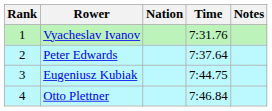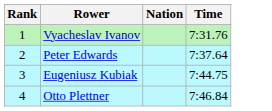- column: (249, 14)
